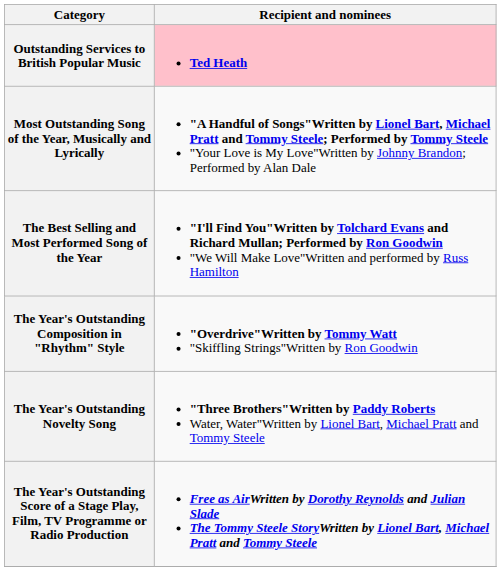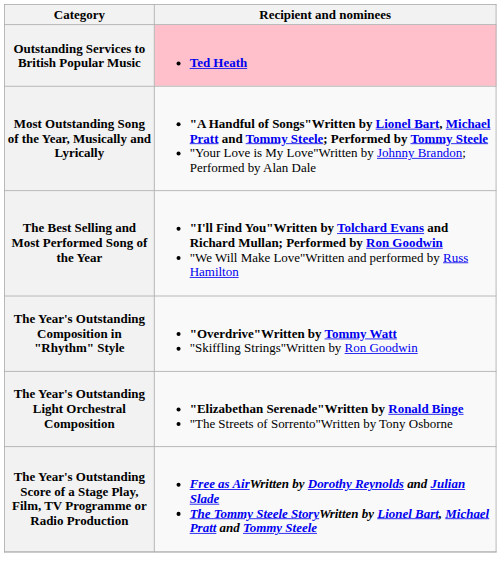+ row: (79, 409)
- row: (79, 416)
